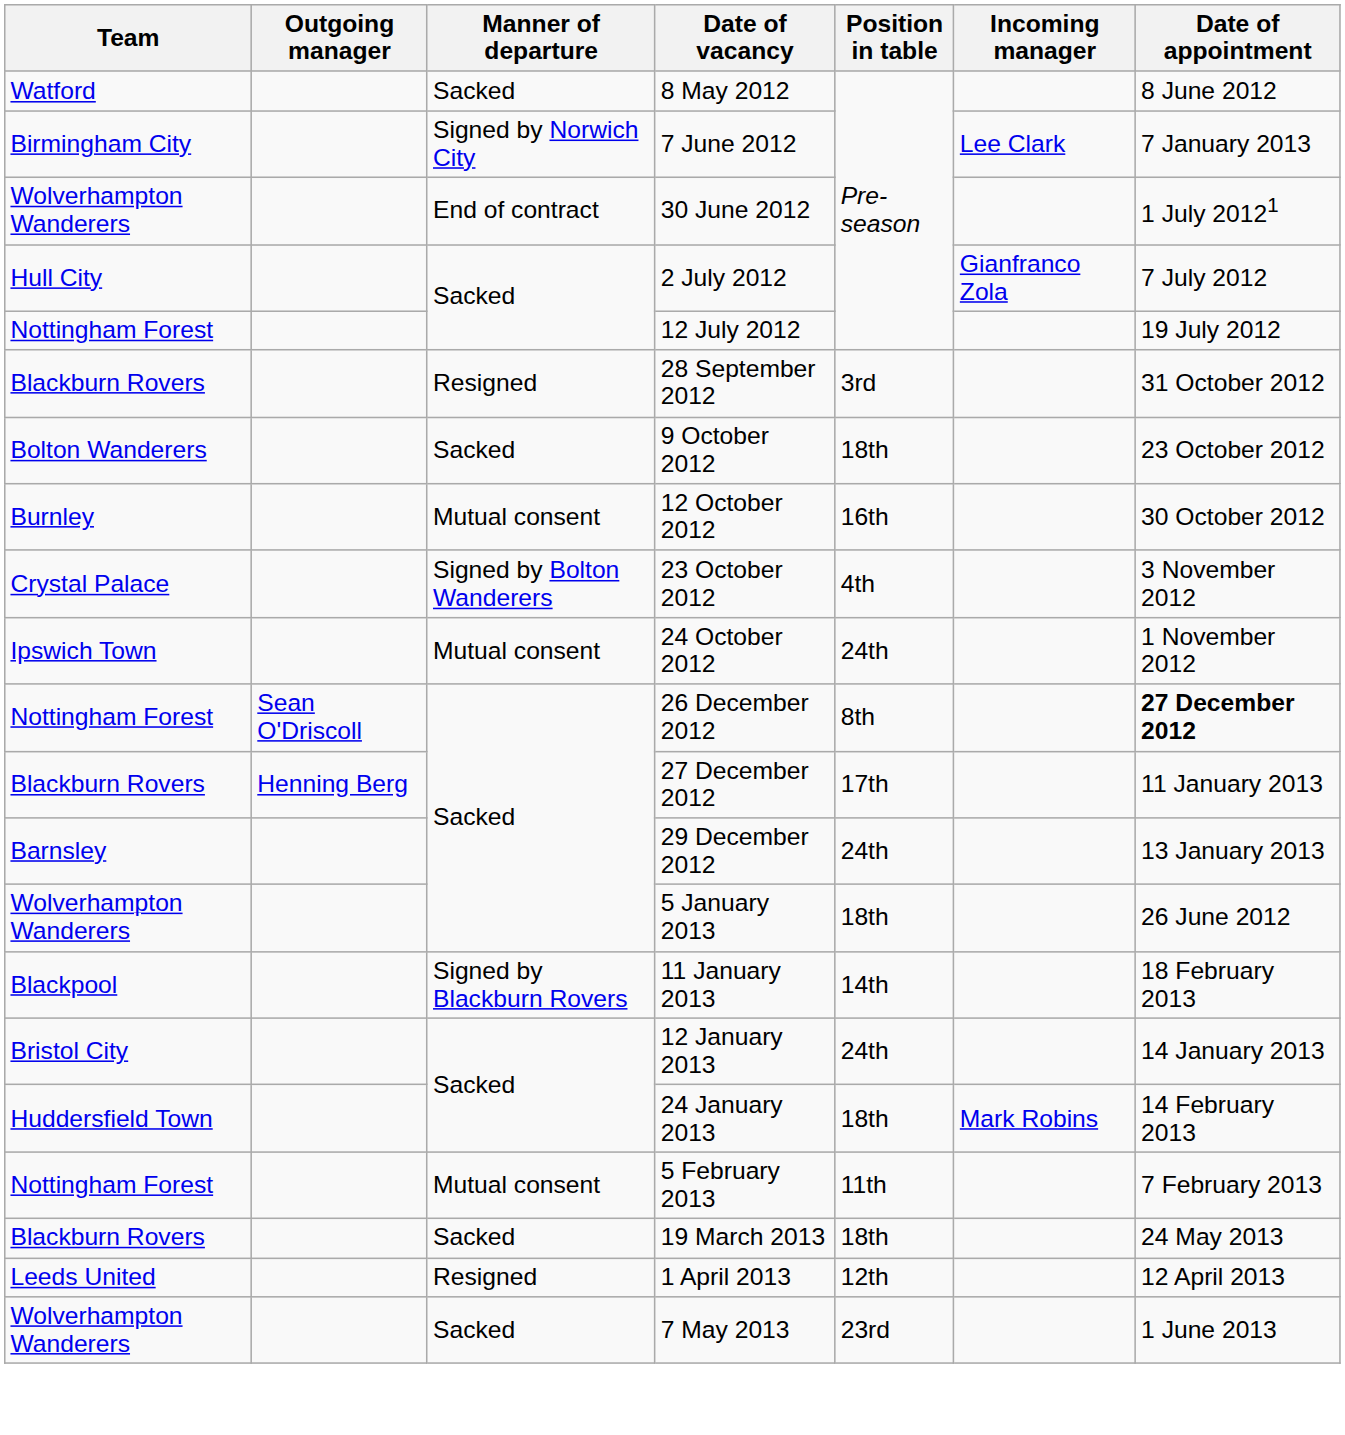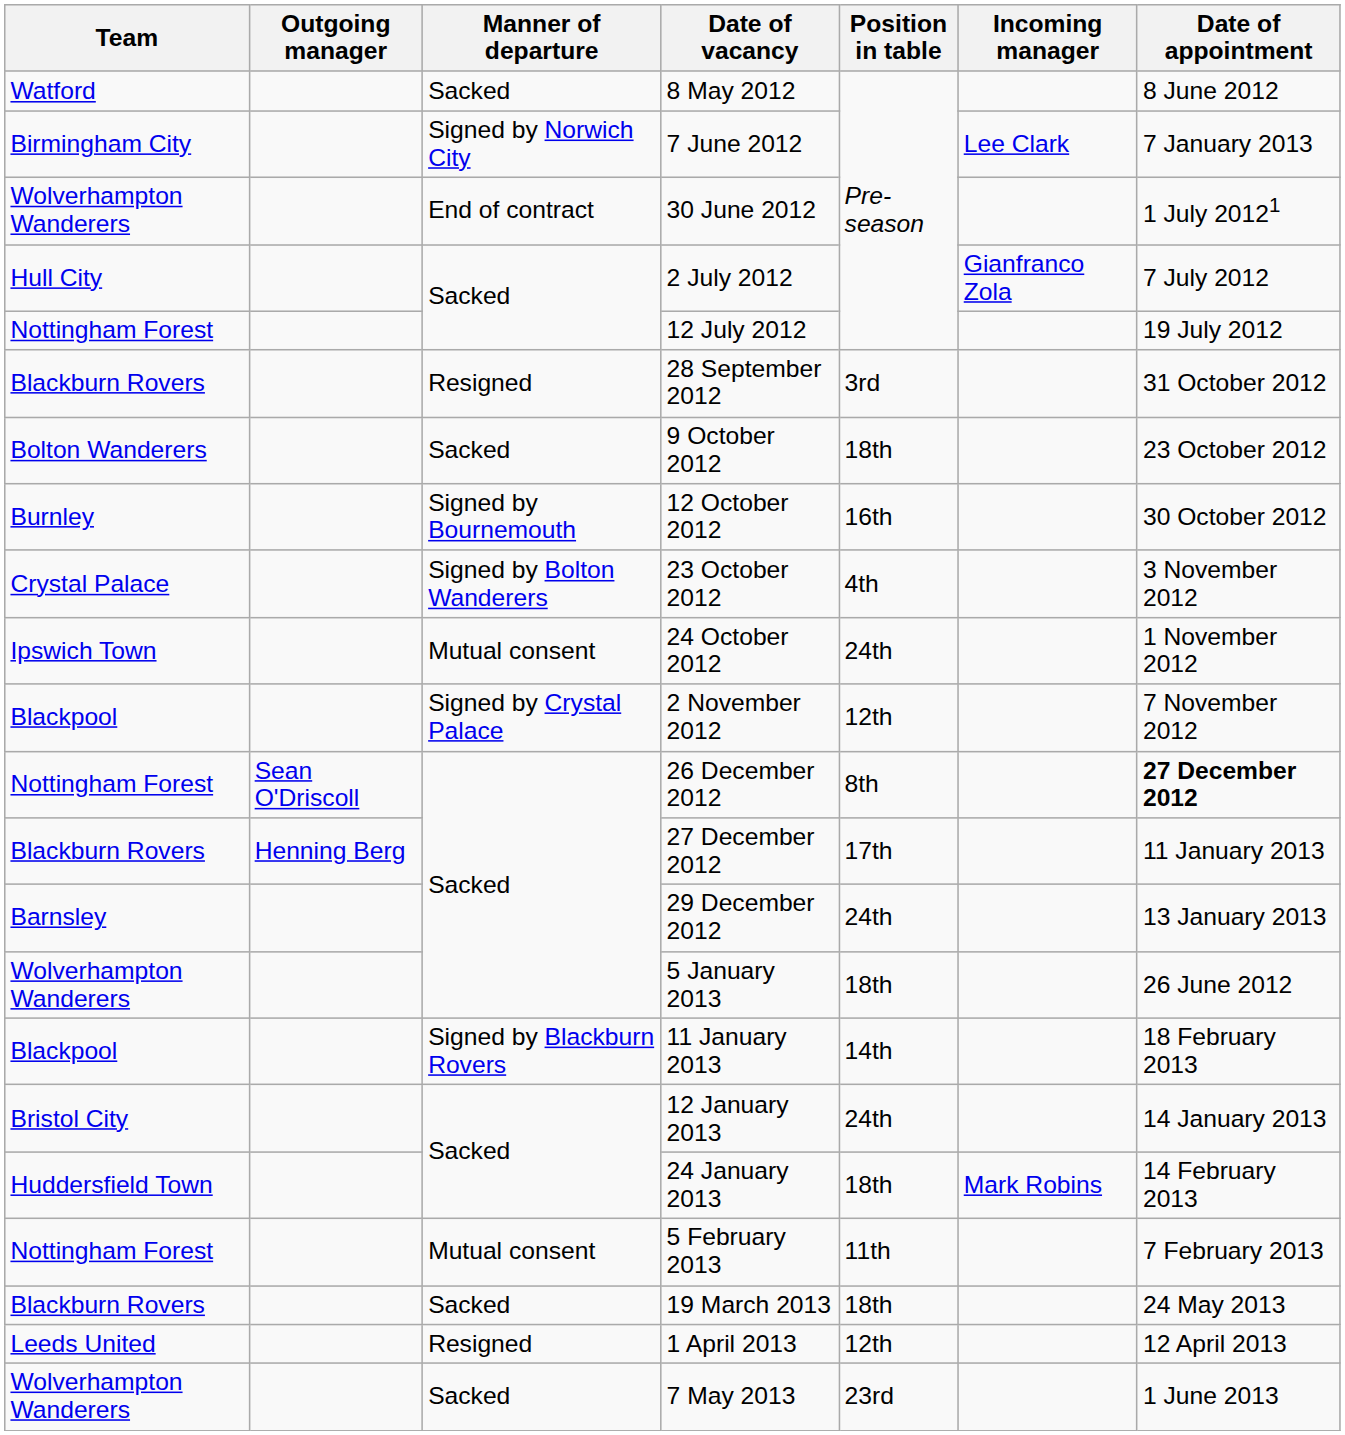(517, 516) Mutual consent -> (502, 516) Signed by Bournemouth
+ row: (734, 717)
